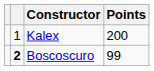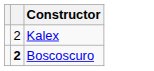- column: (126, 15)
(17, 35) 1 -> (17, 35) 2
